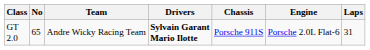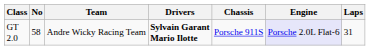(36, 32) 65 -> (36, 32) 58
(304, 32) no background -> (304, 32) lavender background
